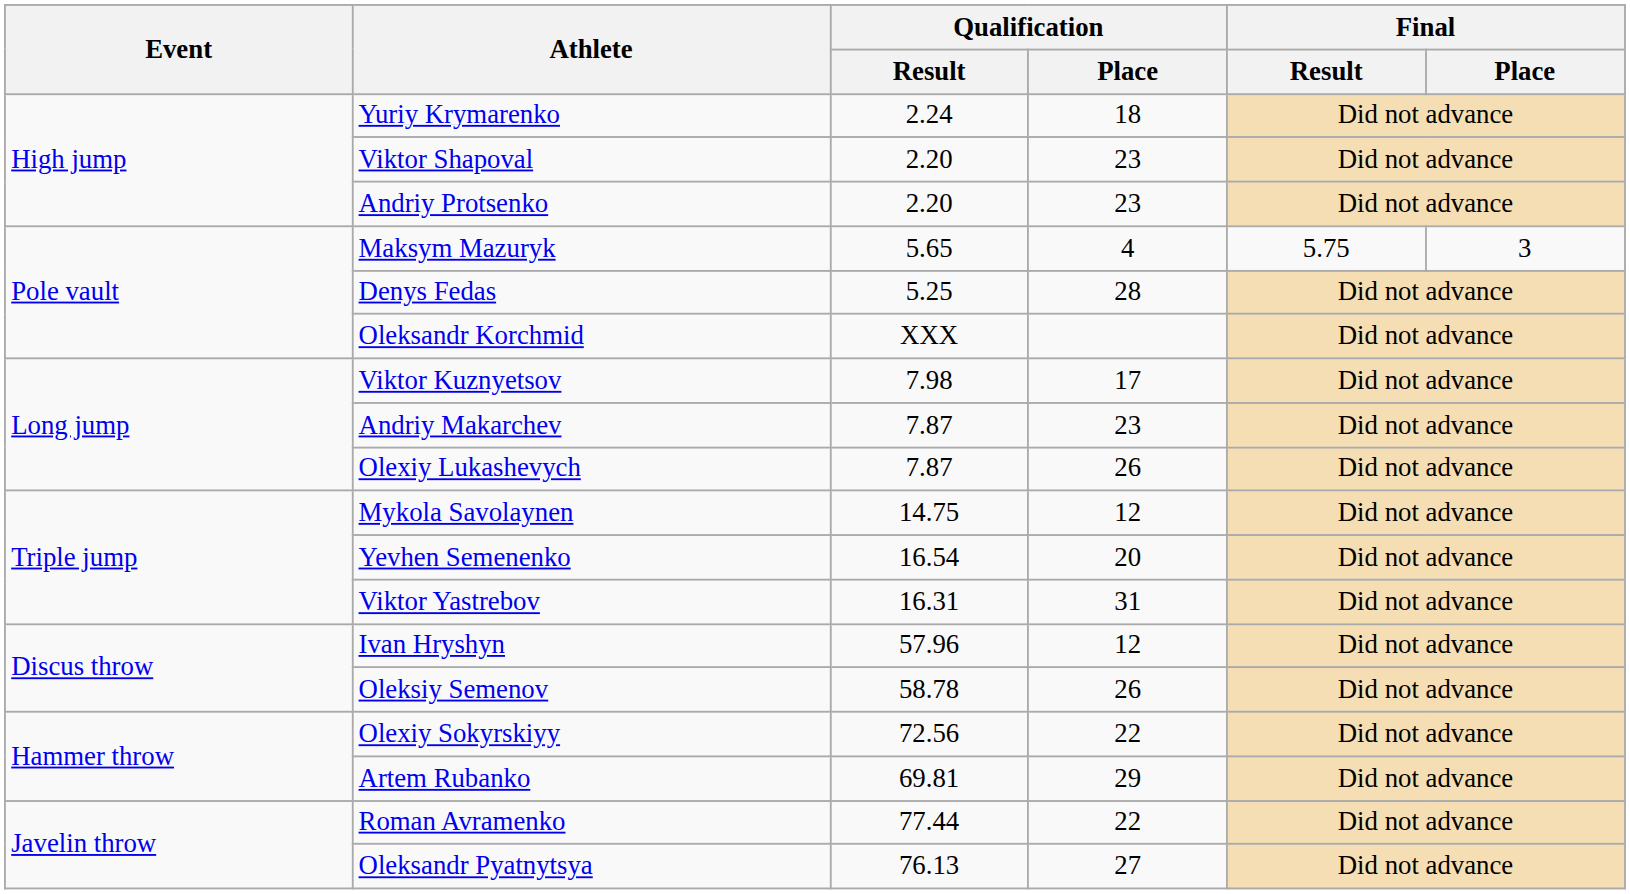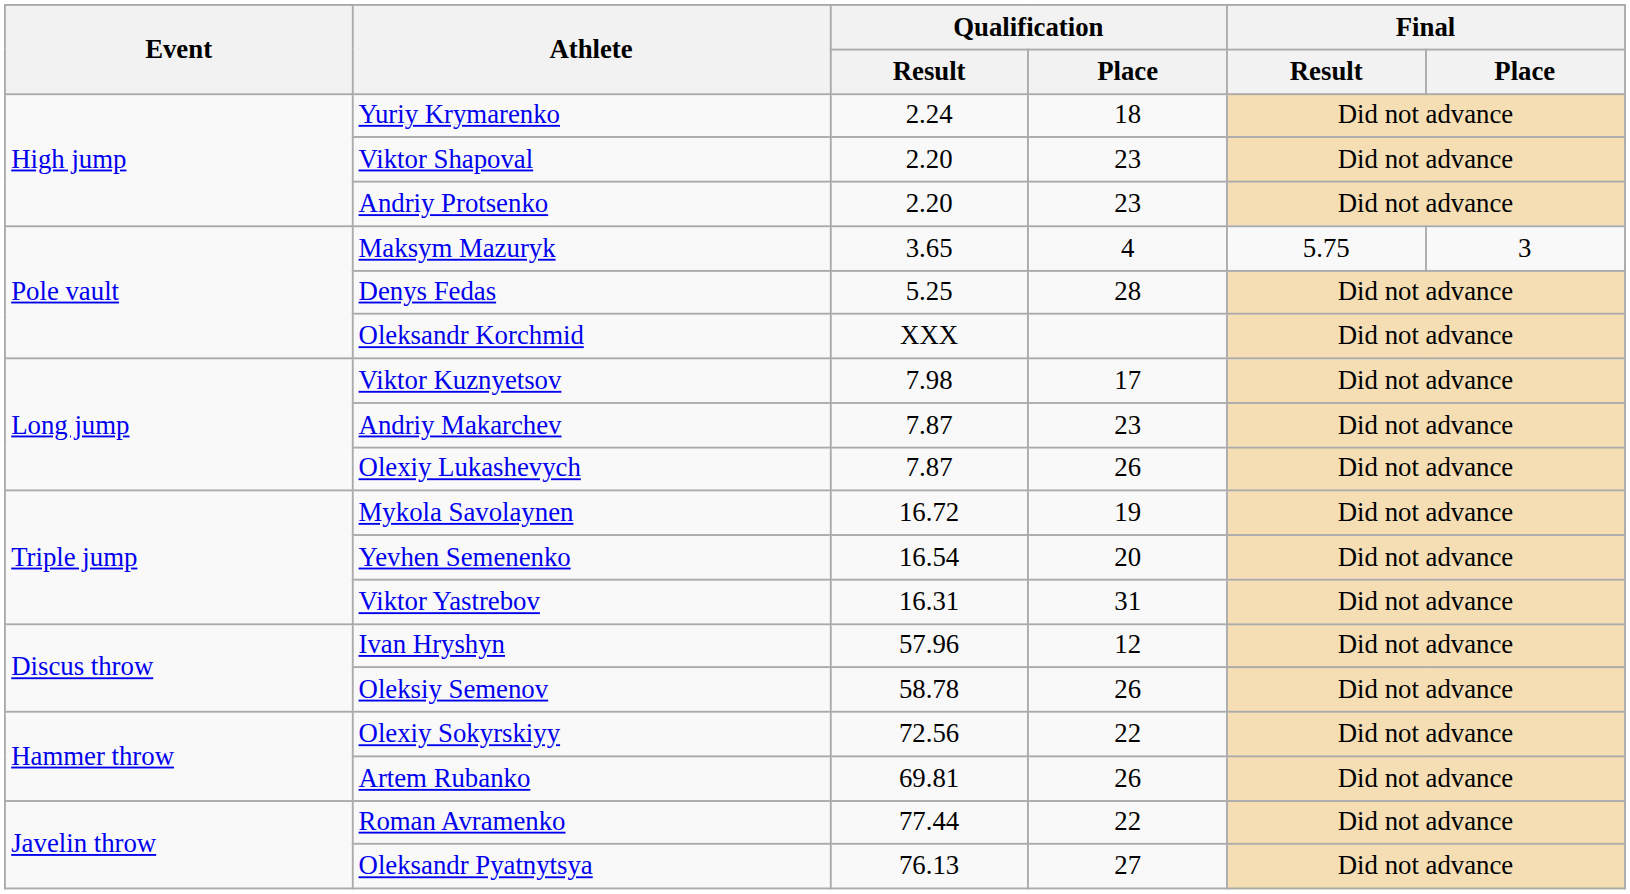(929, 247) 5.65 -> (929, 247) 3.65
(929, 512) 14.75 -> (929, 512) 16.72
(1128, 512) 12 -> (1128, 512) 19
(1128, 777) 29 -> (1128, 777) 26
